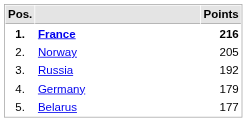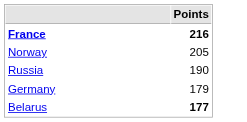- column: (20, 14)
(229, 70) 192 -> (199, 70) 190
(229, 107) normal -> (199, 107) bold
